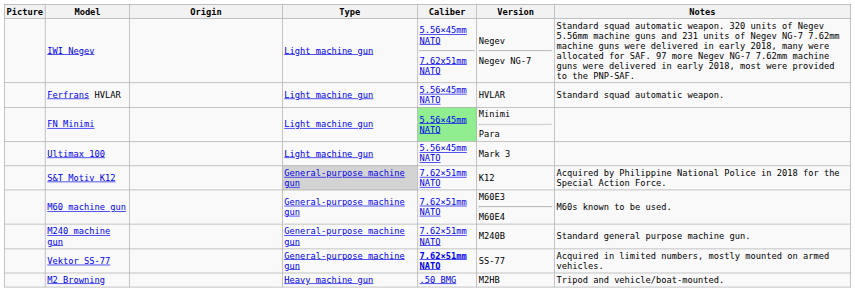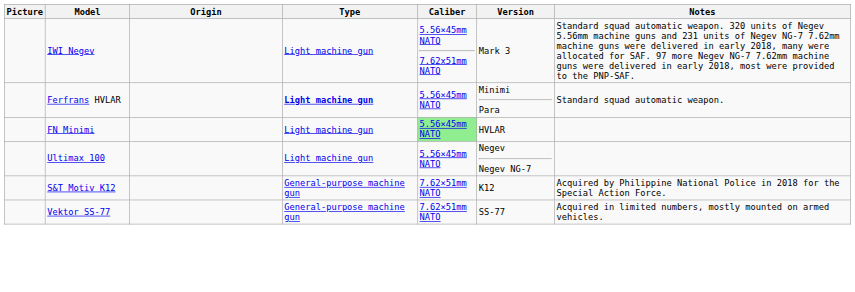(516, 51) Negev Negev NG-7 -> (495, 51) Mark 3
(329, 95) normal -> (329, 100) bold
(492, 95) HVLAR -> (516, 100) Minimi Para
(516, 124) Minimi Para -> (492, 129) HVLAR
(495, 154) Mark 3 -> (516, 159) Negev Negev NG-7
(345, 178) lightgrey background -> (345, 188) no background
- row: (87, 207)
- row: (79, 236)
(443, 261) bold -> (443, 212) normal
- row: (76, 280)
